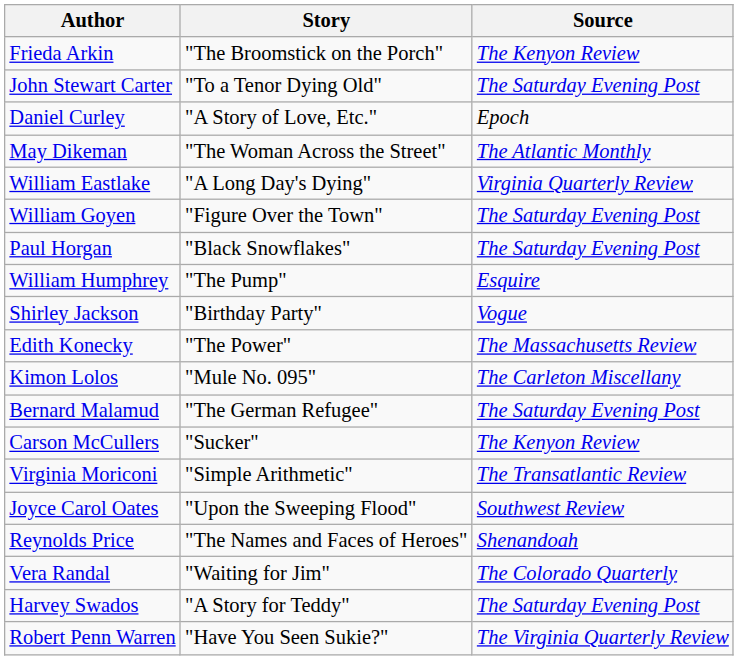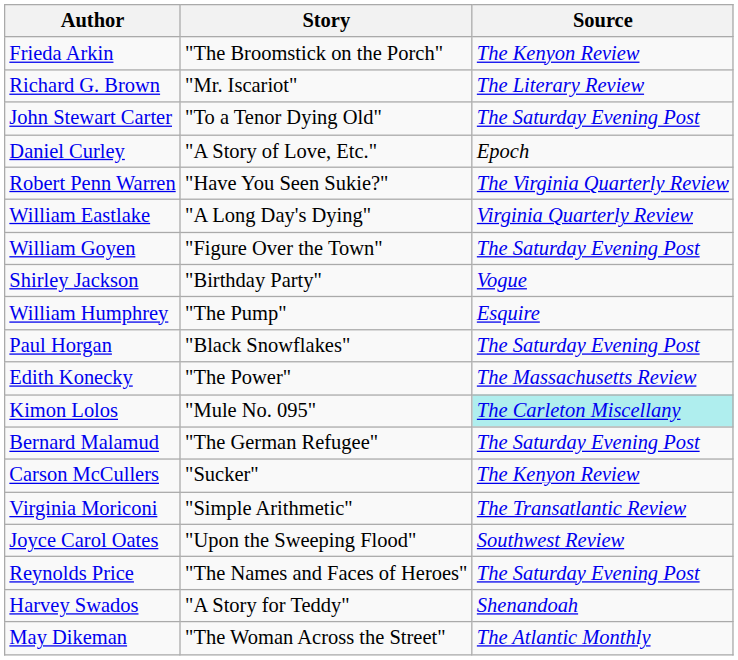+ row: (85, 85)
rows swapped: (68, 150) <-> (93, 637)
rows swapped: (61, 248) <-> (74, 313)
(579, 378) no background -> (579, 410) paleturquoise background
(527, 540) Shenandoah -> (588, 572) The Saturday Evening Post
- row: (60, 572)
(588, 605) The Saturday Evening Post -> (527, 605) Shenandoah
